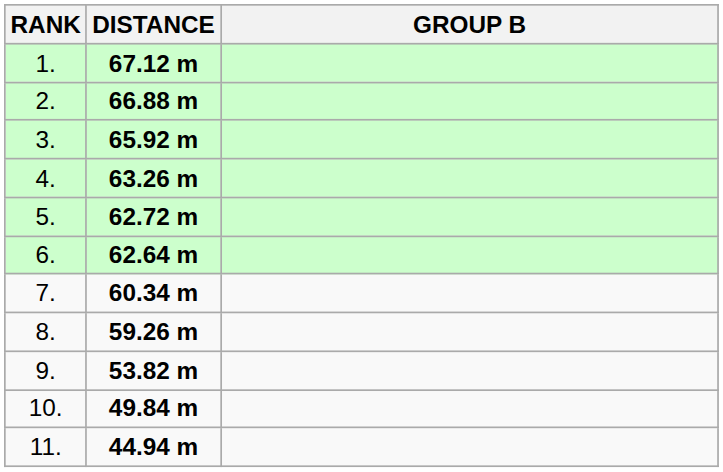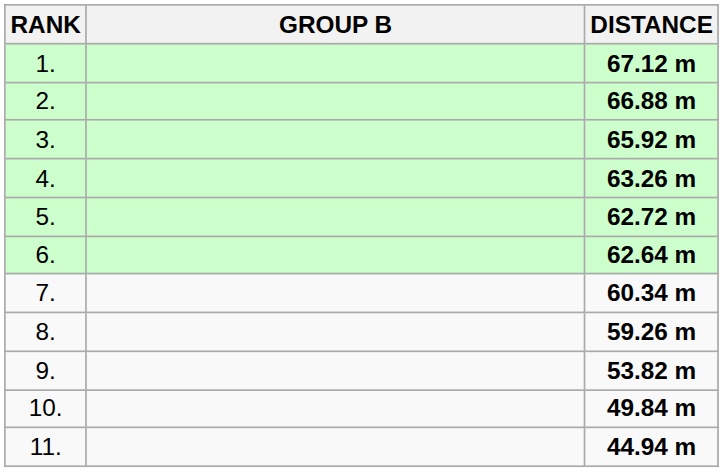columns swapped: (470, 24) <-> (153, 24)
